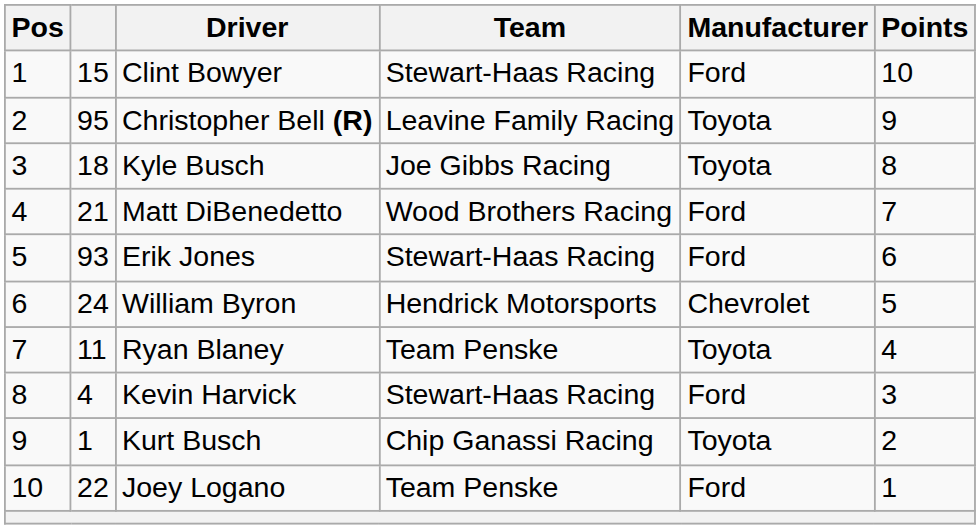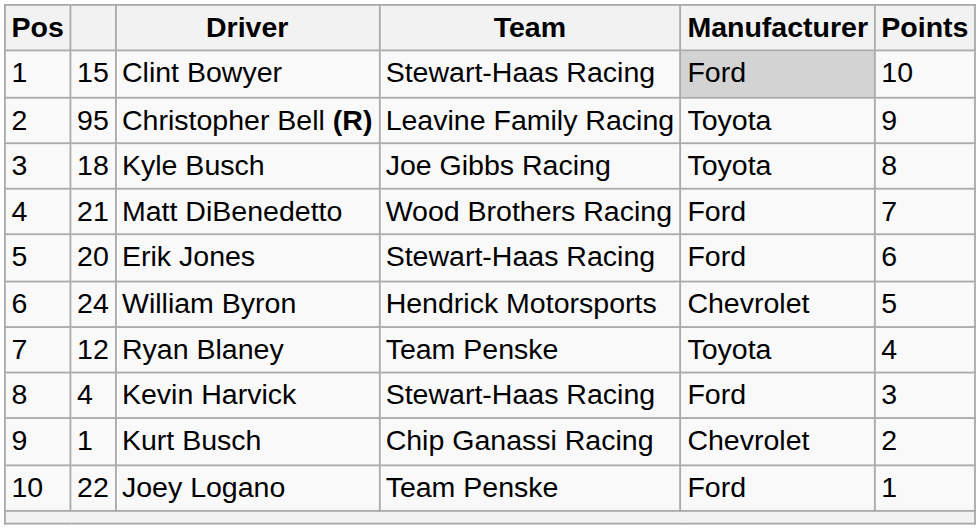(717, 73) no background -> (717, 73) lightgrey background
(93, 256) 93 -> (93, 256) 20
(92, 348) 11 -> (93, 348) 12
(729, 440) Toyota -> (748, 440) Chevrolet
